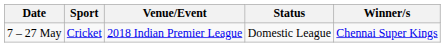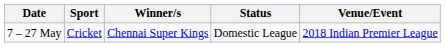columns swapped: (175, 13) <-> (387, 13)
